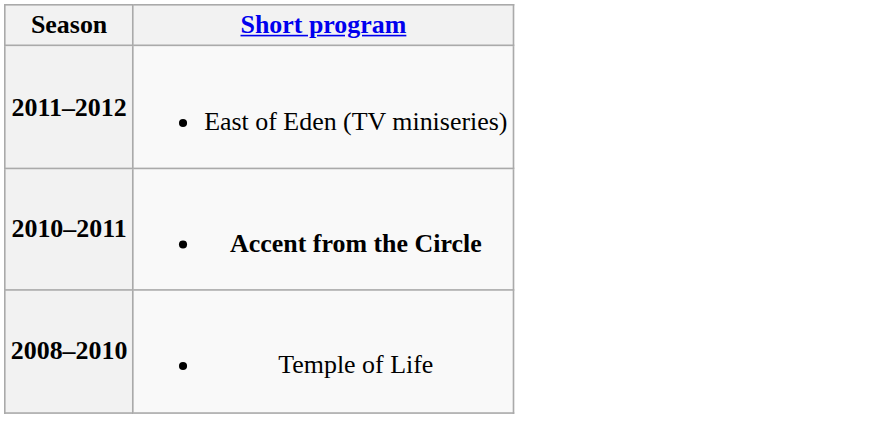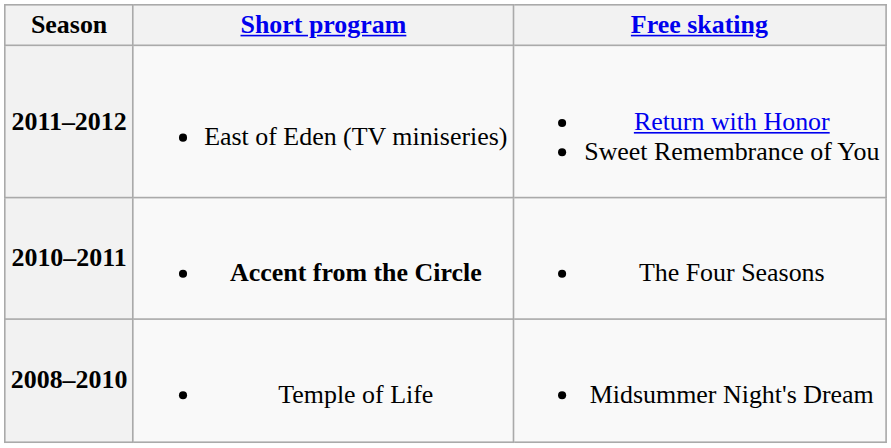+ column: (699, 25)
